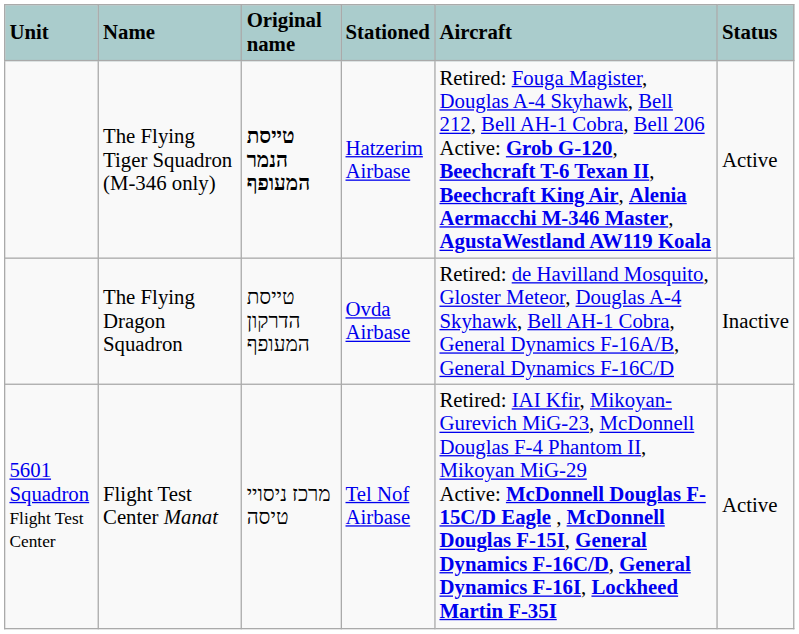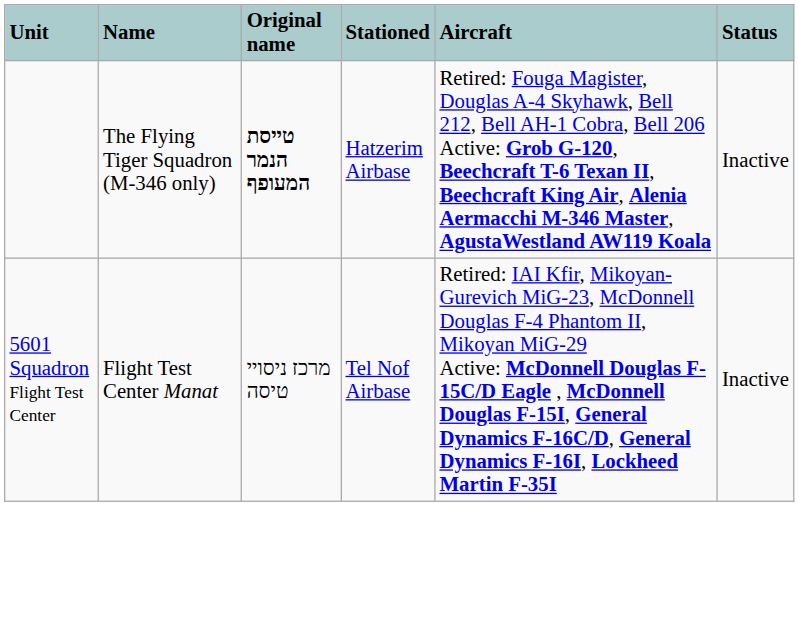(750, 159) Active -> (755, 159) Inactive
- row: (149, 320)
(750, 506) Active -> (755, 379) Inactive
